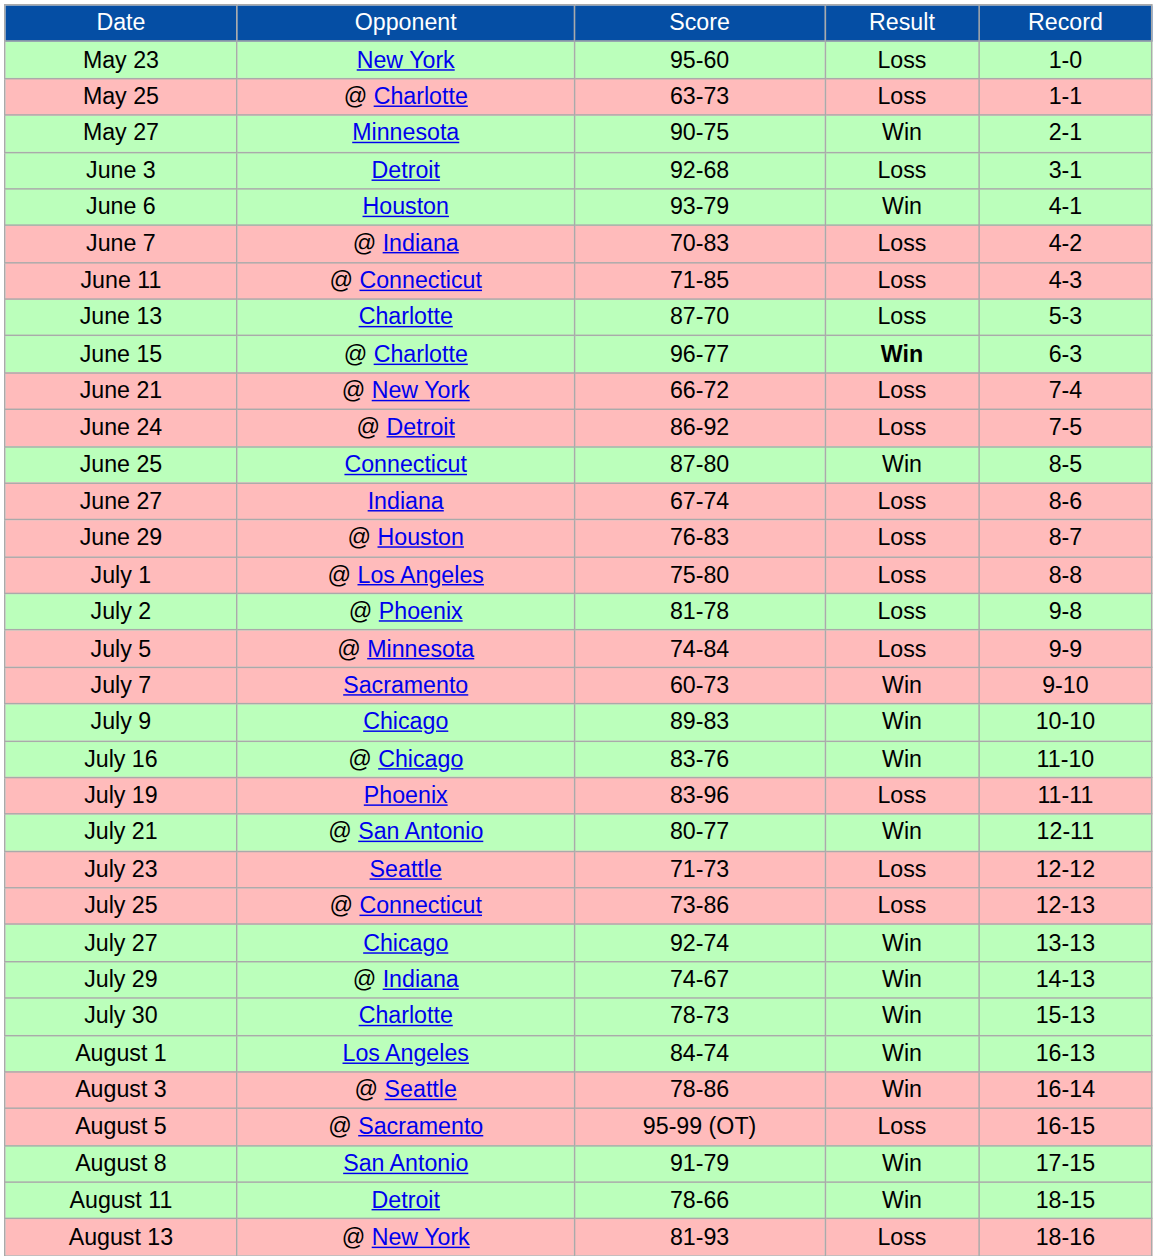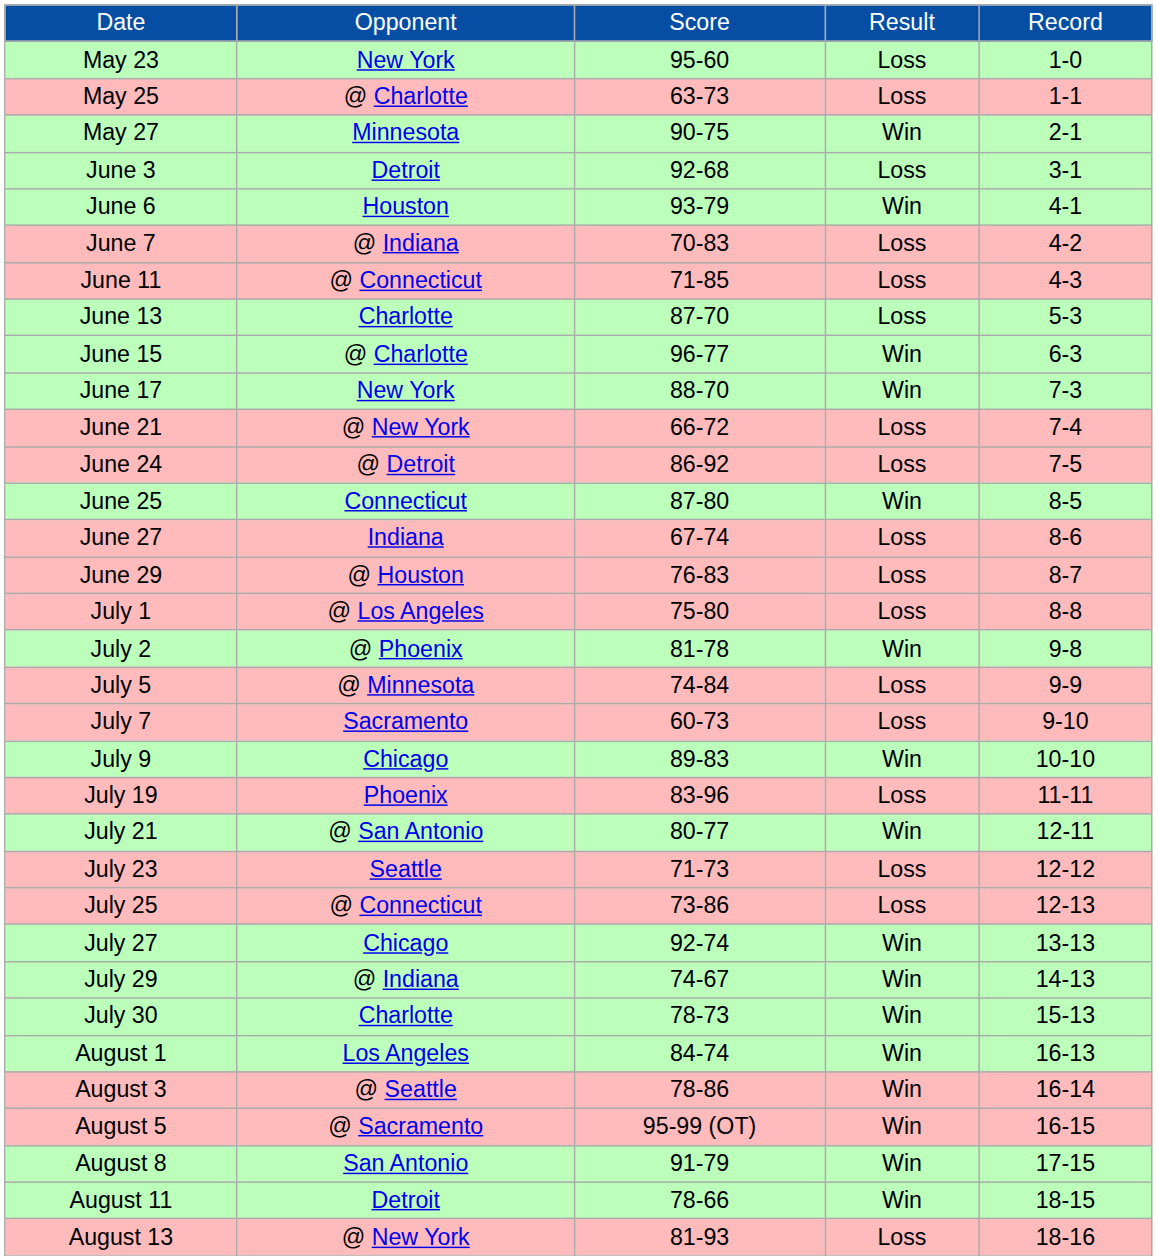(902, 354) bold -> (902, 354) normal
+ row: (121, 390)
(902, 611) Loss -> (902, 648) Win
(902, 685) Win -> (902, 721) Loss
- row: (121, 758)
(902, 1126) Loss -> (902, 1126) Win
